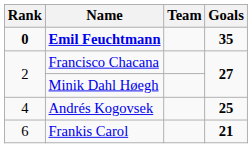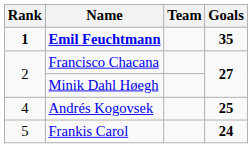(25, 39) 0 -> (25, 39) 1
(25, 131) 6 -> (25, 131) 5
(226, 131) 21 -> (226, 131) 24
